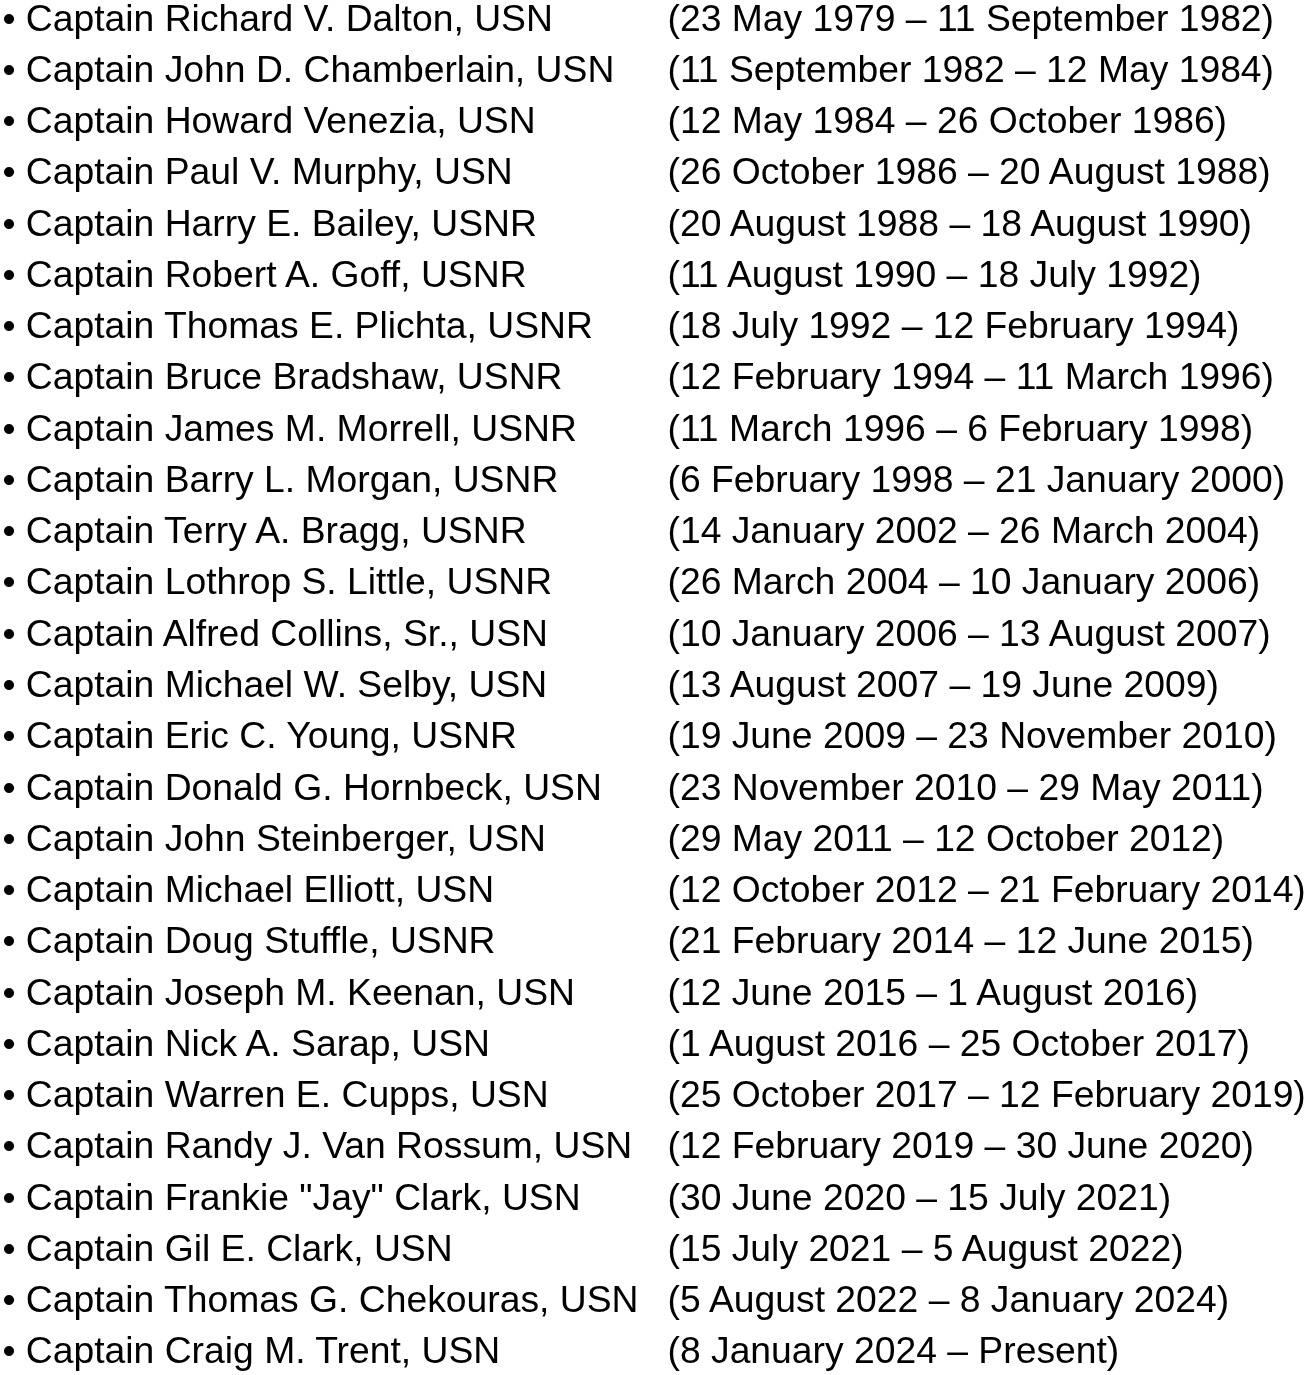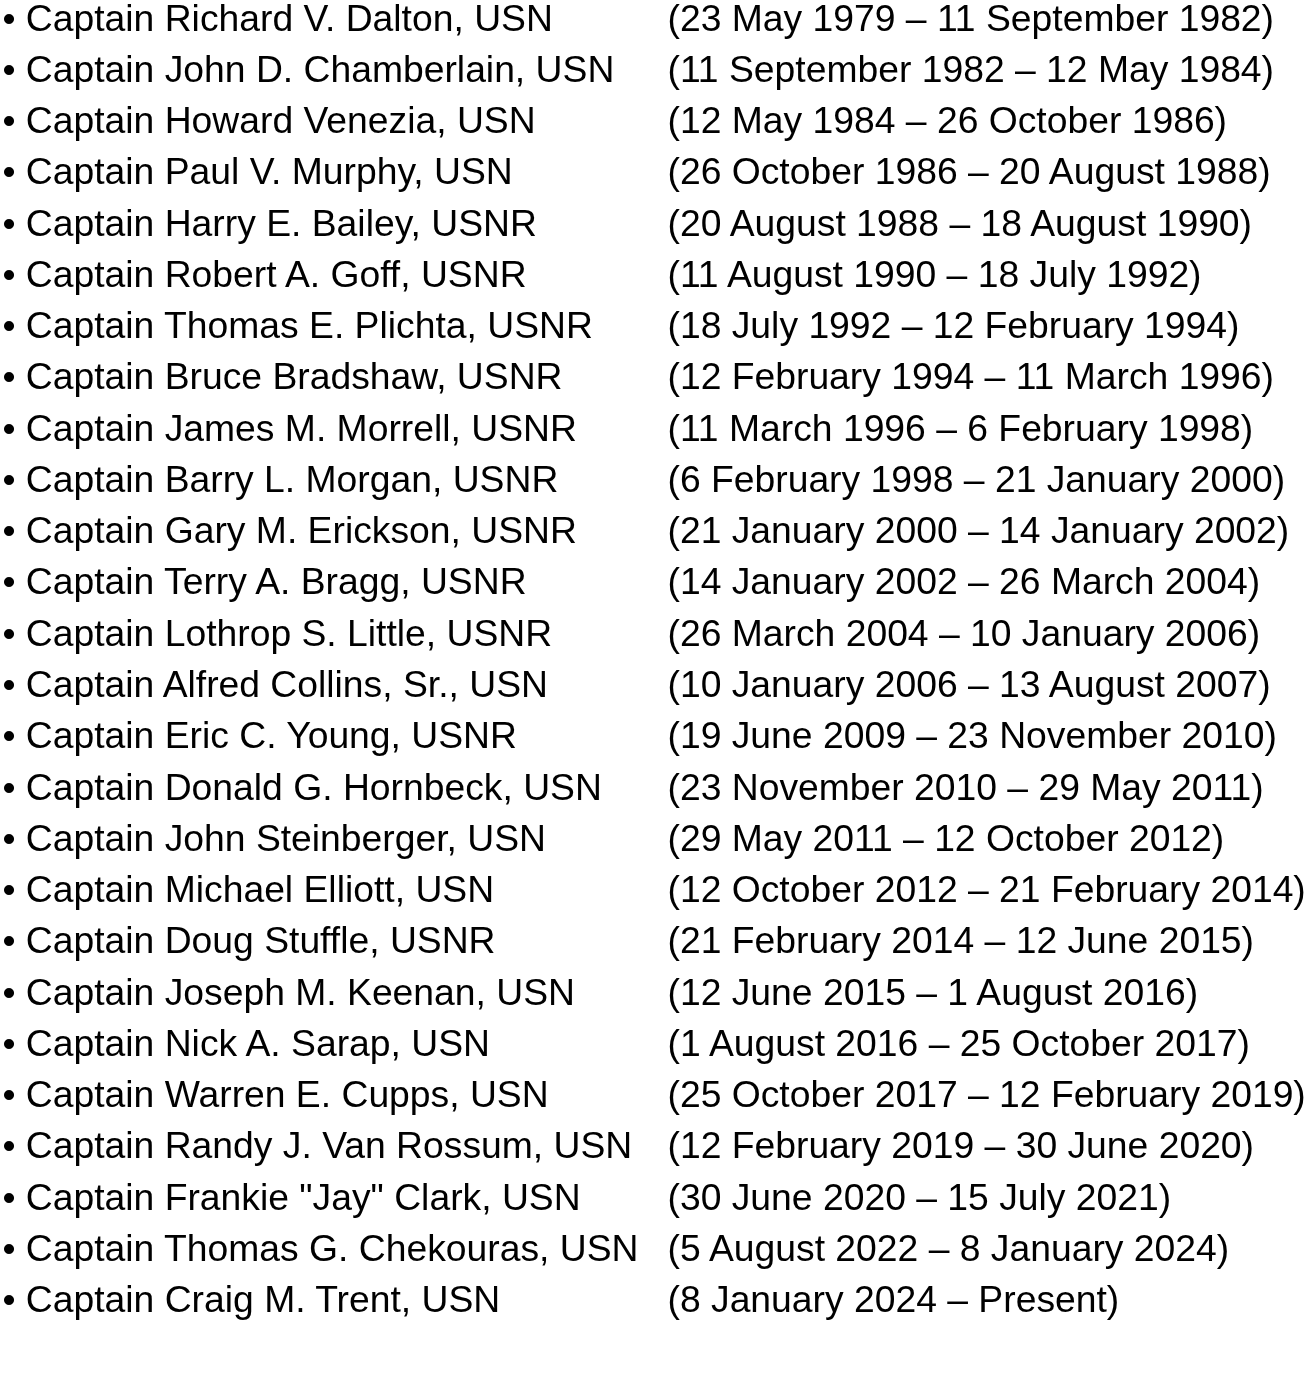+ row: (269, 530)
- row: (254, 684)
- row: (207, 1248)
